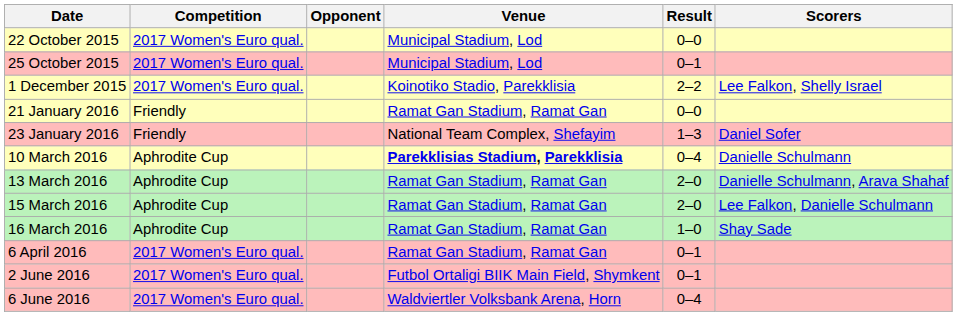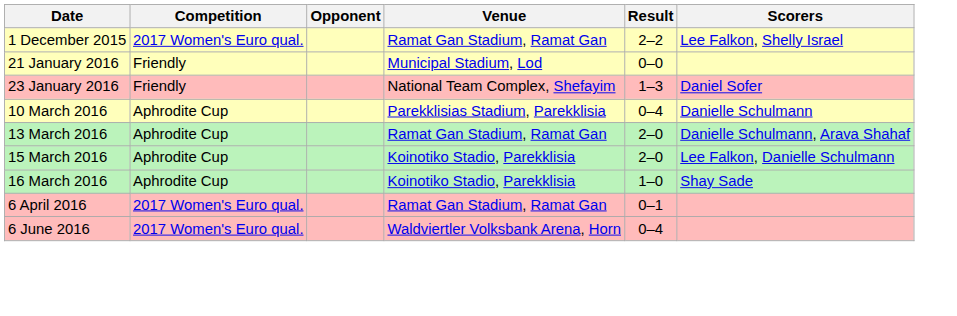- row: (63, 39)
- row: (63, 63)
(481, 87) Koinotiko Stadio, Parekklisia -> (497, 39) Ramat Gan Stadium, Ramat Gan
(497, 110) Ramat Gan Stadium, Ramat Gan -> (465, 63) Municipal Stadium, Lod
(505, 157) bold -> (497, 110) normal
(497, 205) Ramat Gan Stadium, Ramat Gan -> (481, 157) Koinotiko Stadio, Parekklisia
(497, 228) Ramat Gan Stadium, Ramat Gan -> (481, 181) Koinotiko Stadio, Parekklisia
- row: (49, 275)
